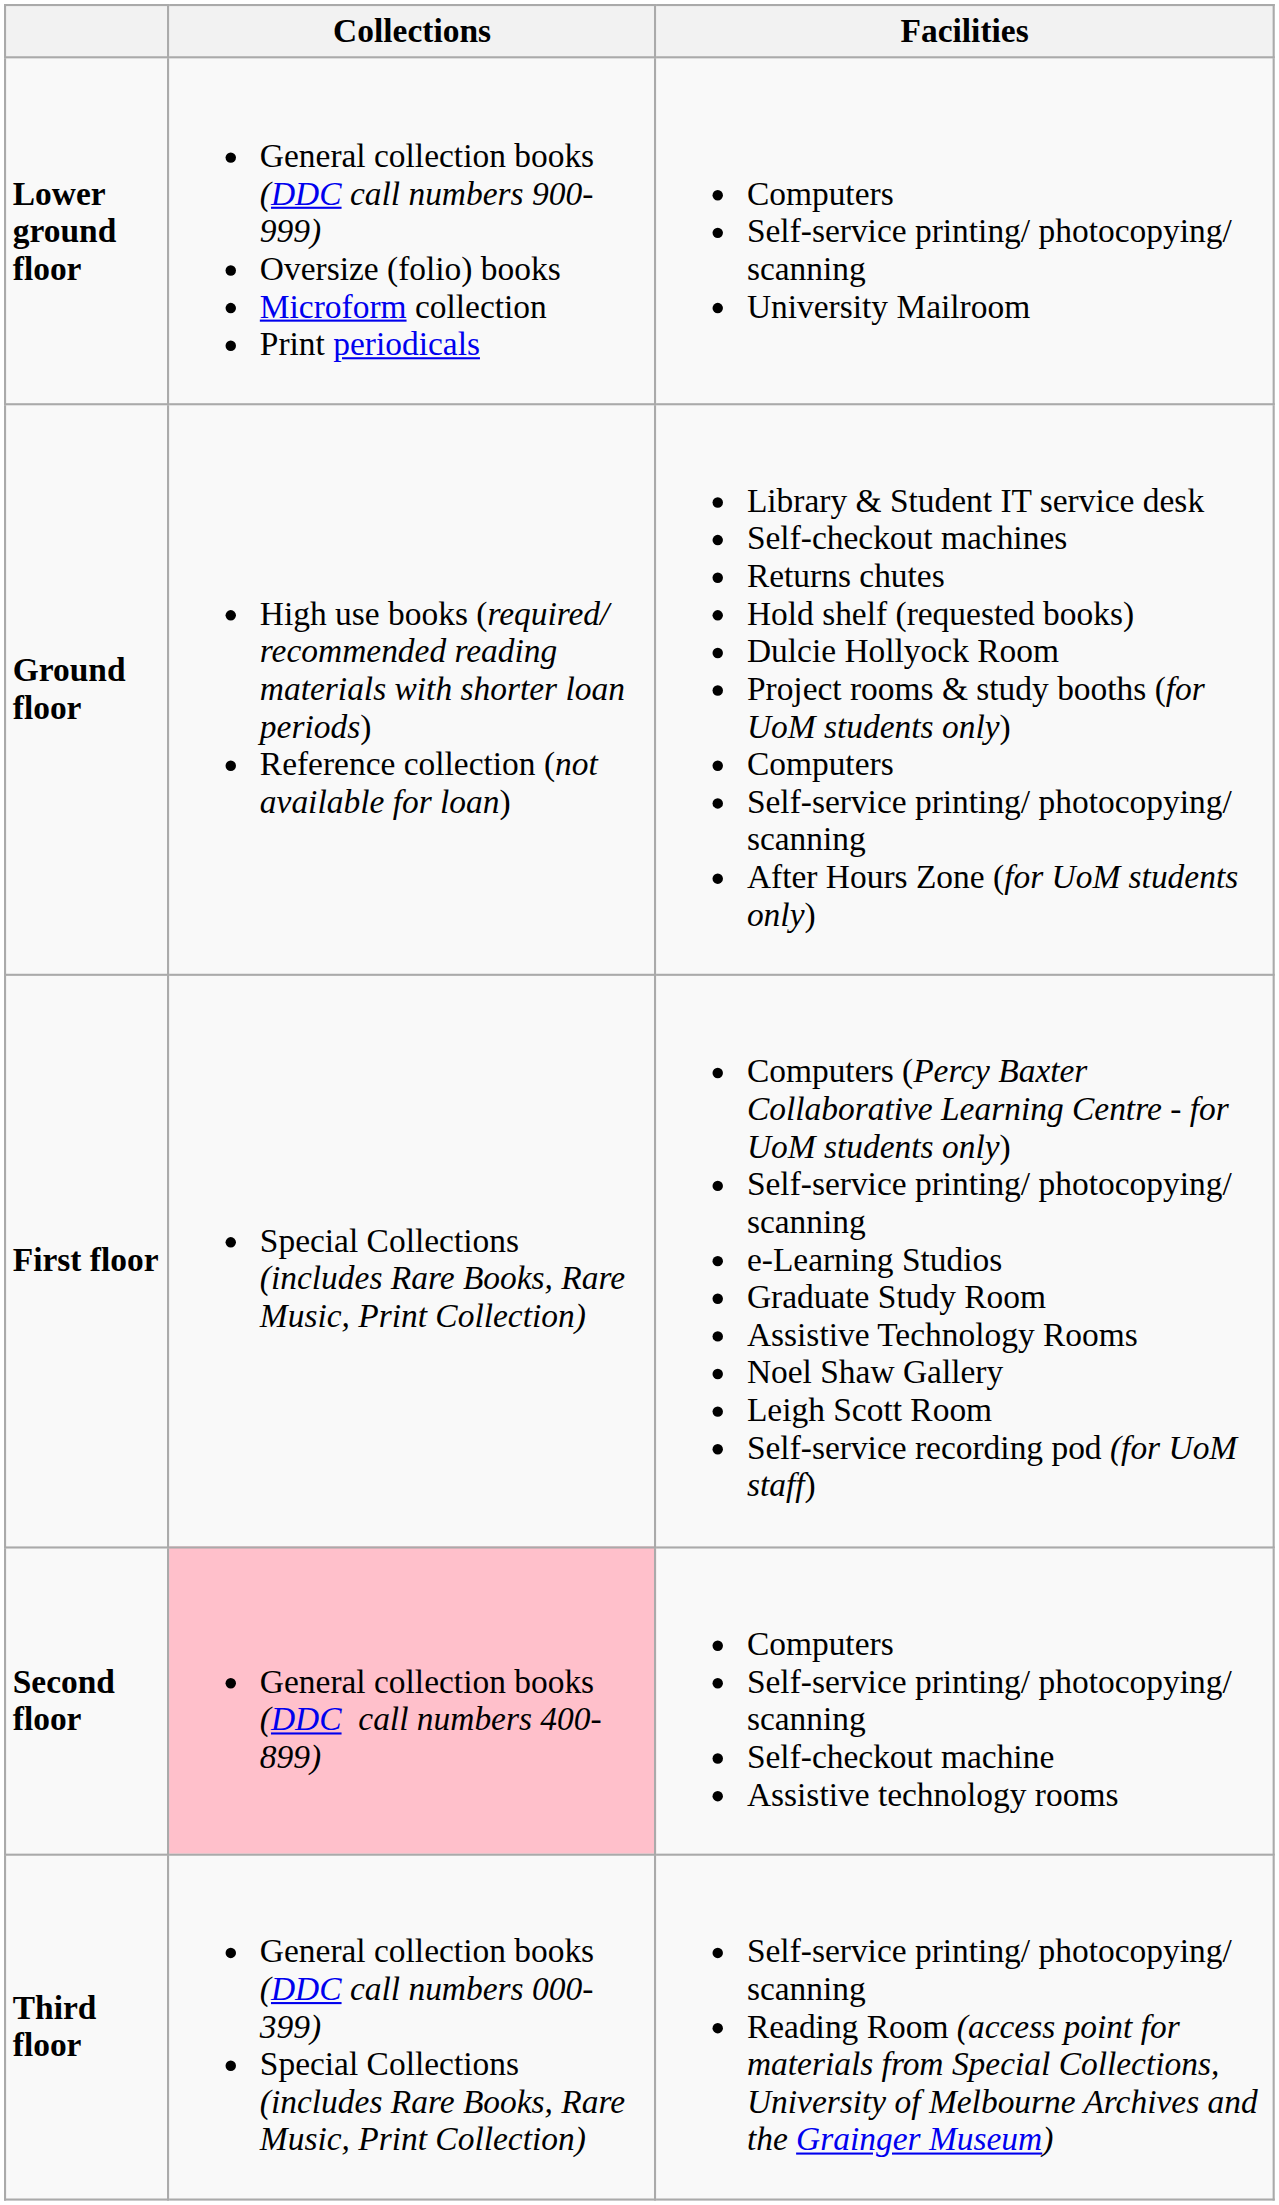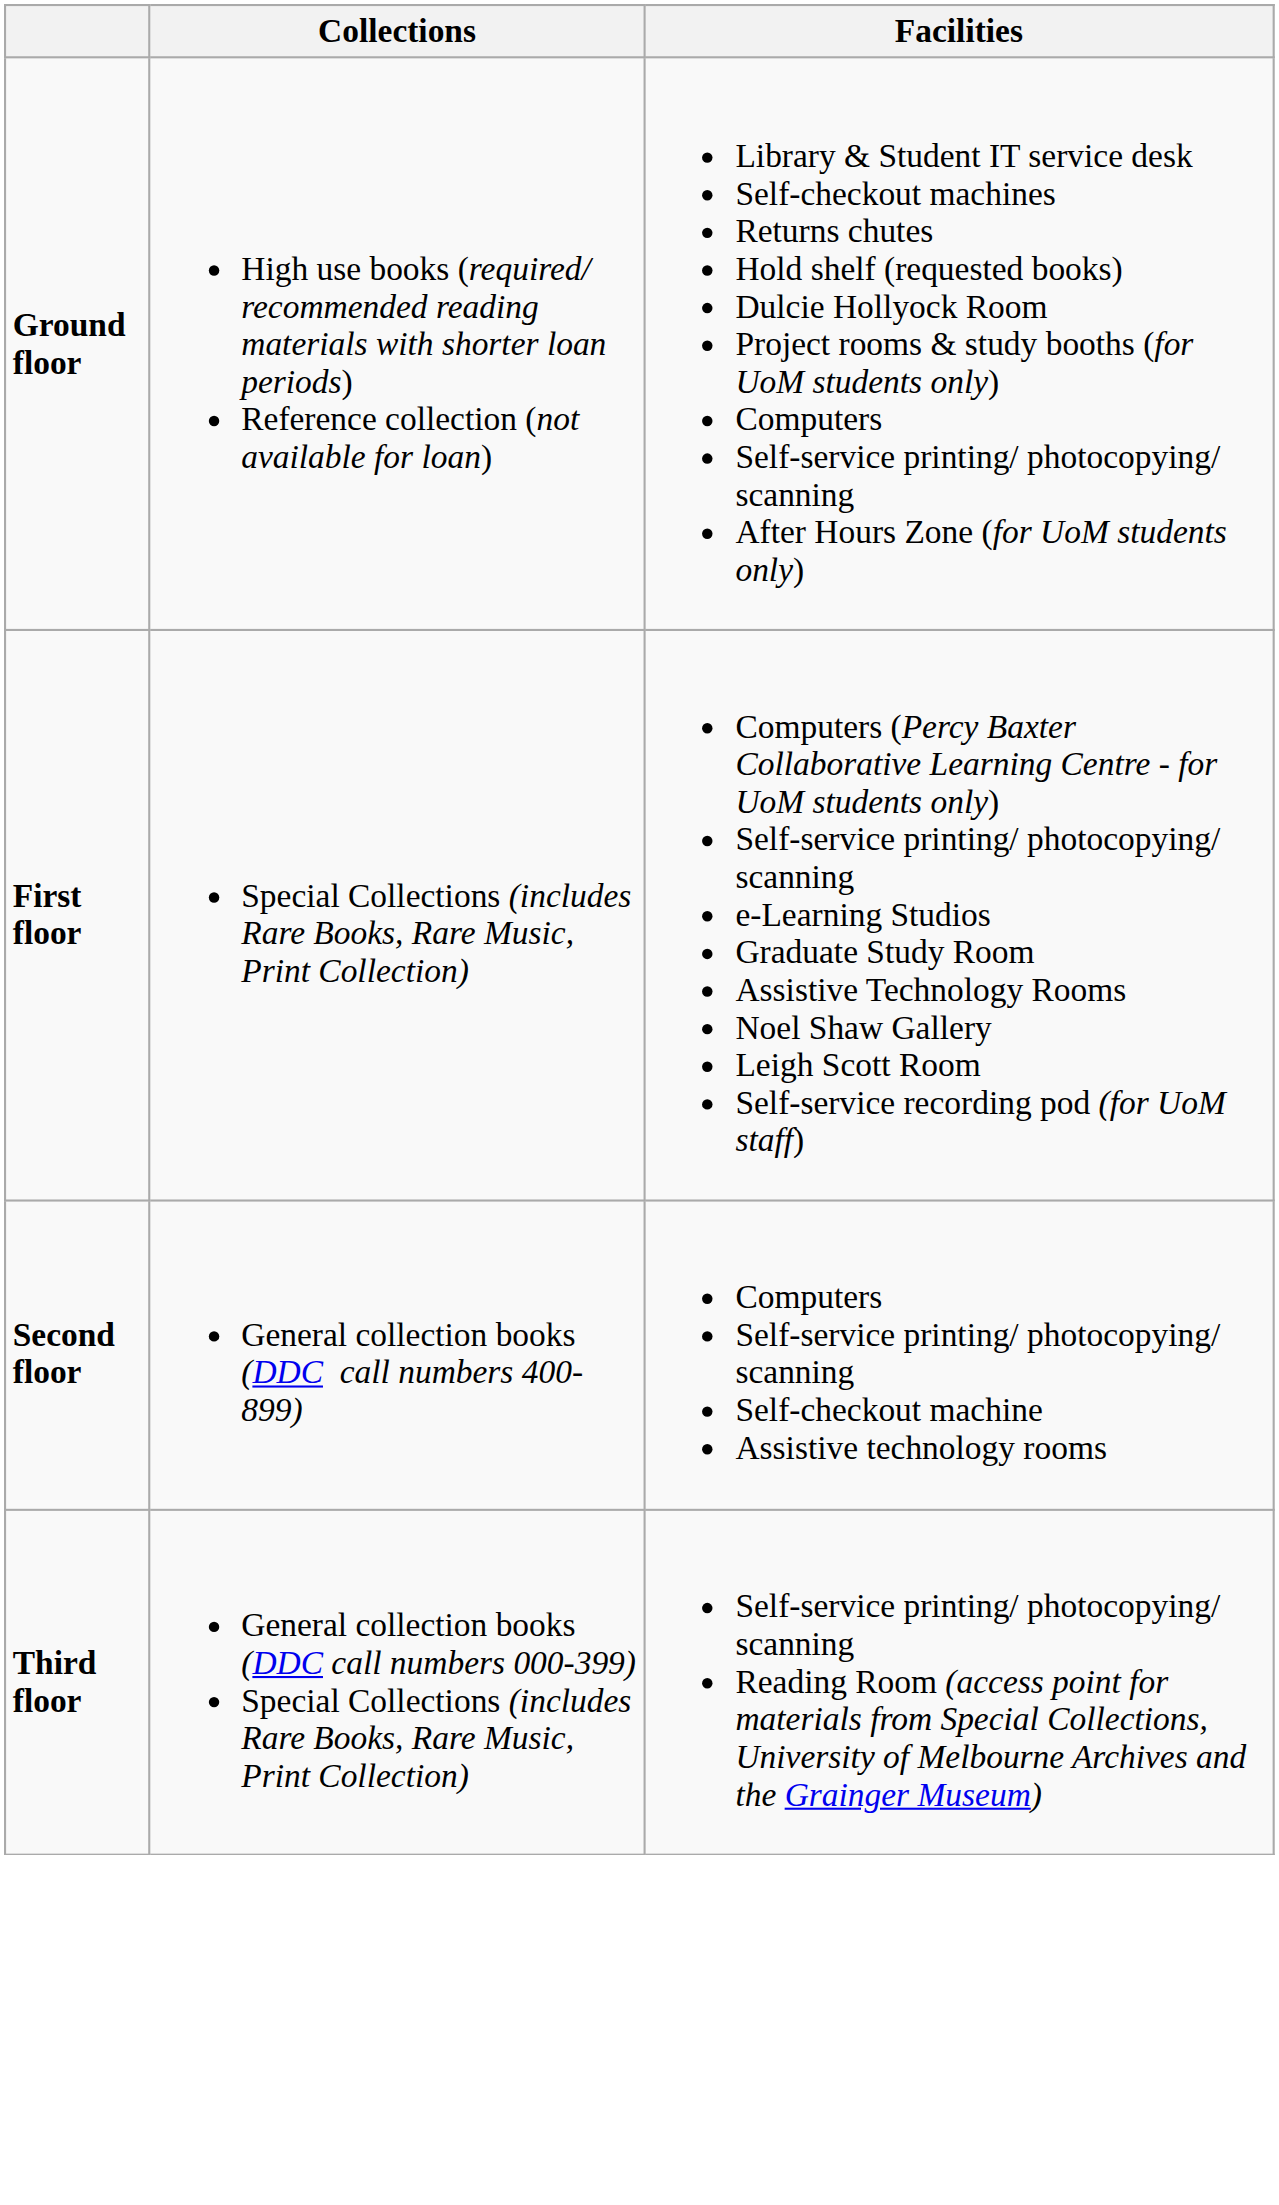- row: (64, 230)
(412, 1719) pink background -> (397, 1374) no background
